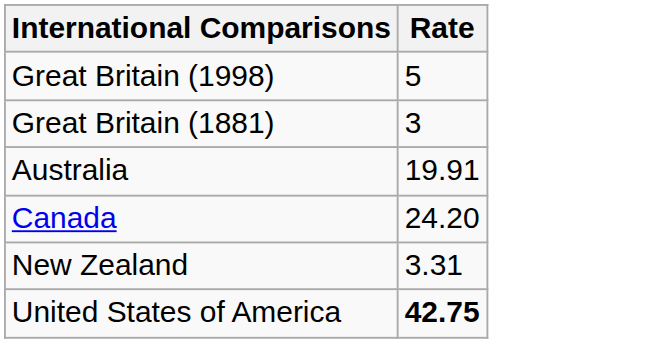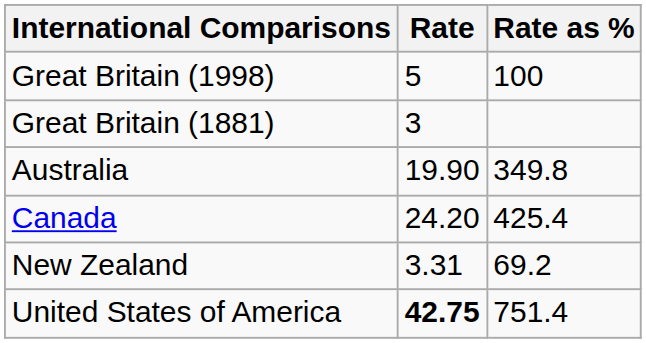+ column: (564, 28)
(442, 170) 19.91 -> (442, 170) 19.90
